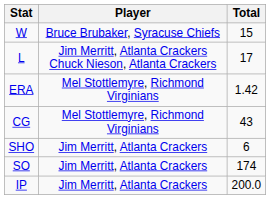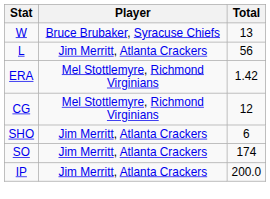(246, 32) 15 -> (246, 32) 13
(133, 58) Jim Merritt, Atlanta Crackers Chuck Nieson, Atlanta Crackers -> (133, 51) Jim Merritt, Atlanta Crackers
(246, 58) 17 -> (246, 51) 56
(246, 122) 43 -> (246, 108) 12
